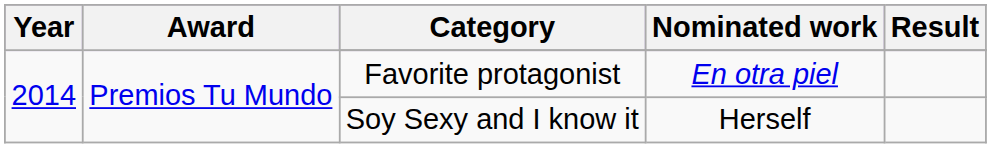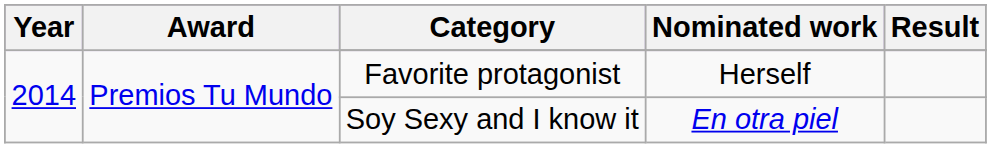(765, 73) En otra piel -> (765, 73) Herself
(765, 119) Herself -> (765, 119) En otra piel
